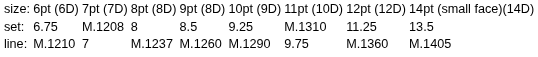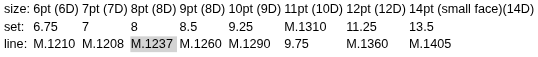(103, 26) M.1208 -> (85, 26) 7
(85, 44) 7 -> (103, 44) M.1208
(152, 44) no background -> (152, 44) lightgrey background
